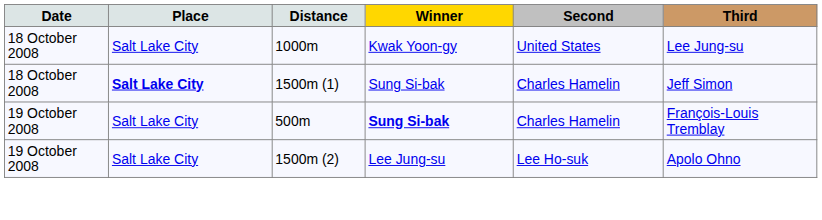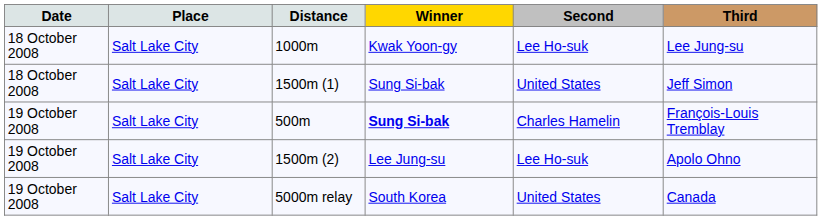(559, 45) United States -> (552, 45) Lee Ho-suk
(158, 83) bold -> (155, 83) normal
(568, 83) Charles Hamelin -> (559, 83) United States
+ row: (314, 196)
